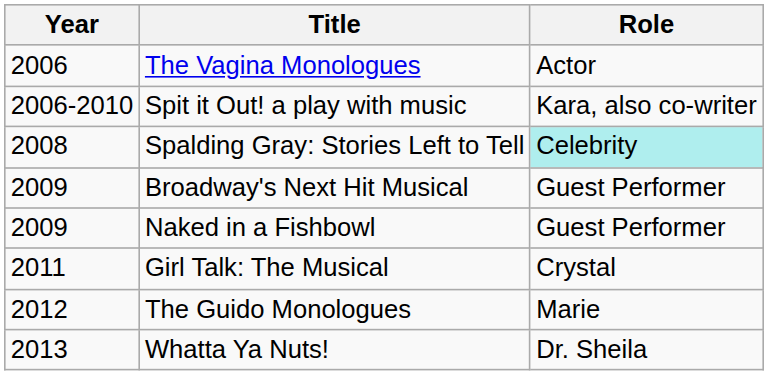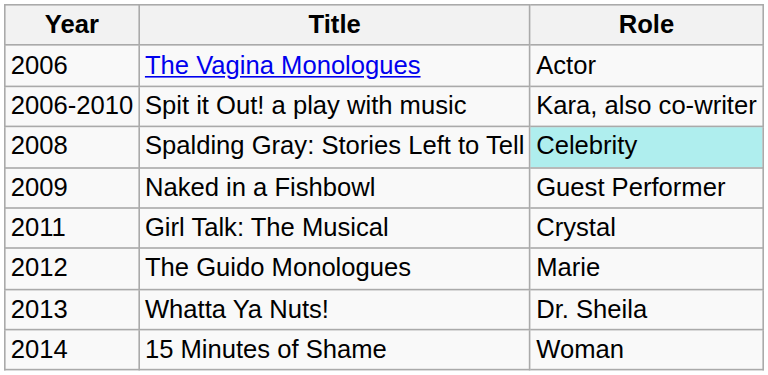- row: (307, 187)
+ row: (266, 349)
